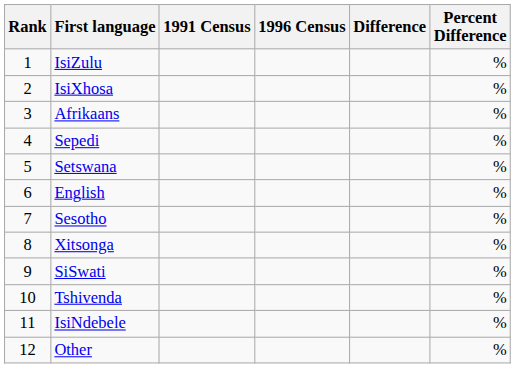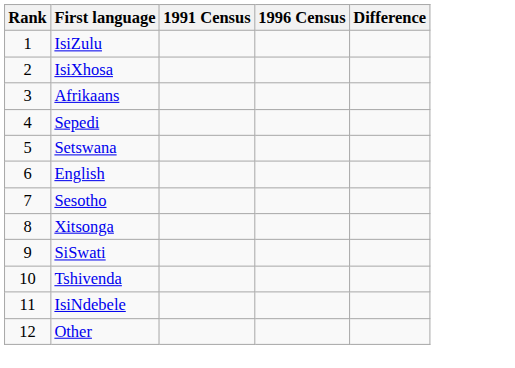- column: (470, 26)
